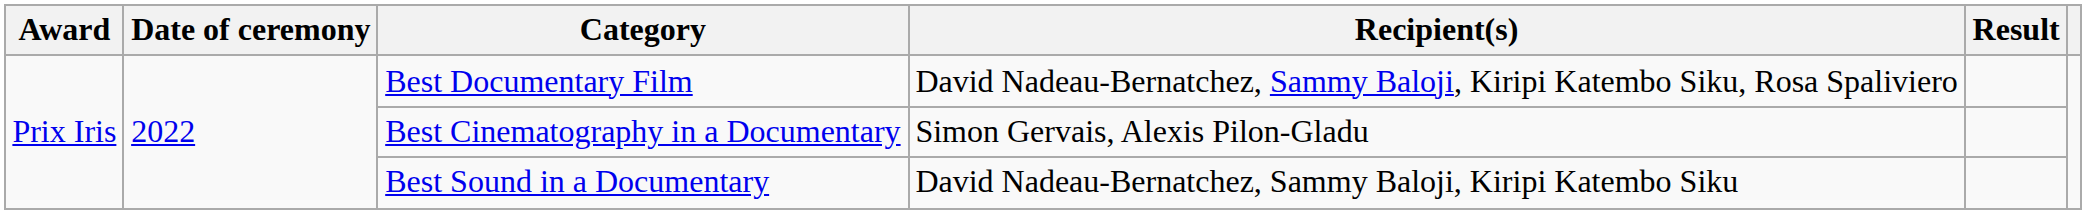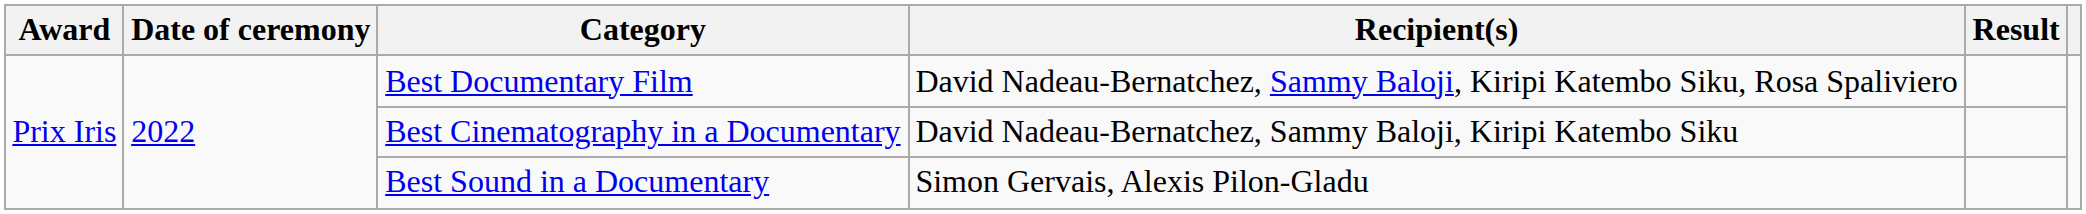(1142, 131) Simon Gervais, Alexis Pilon-Gladu -> (1327, 131) David Nadeau-Bernatchez, Sammy Baloji, Kiripi Katembo Siku
(1327, 182) David Nadeau-Bernatchez, Sammy Baloji, Kiripi Katembo Siku -> (1142, 182) Simon Gervais, Alexis Pilon-Gladu
